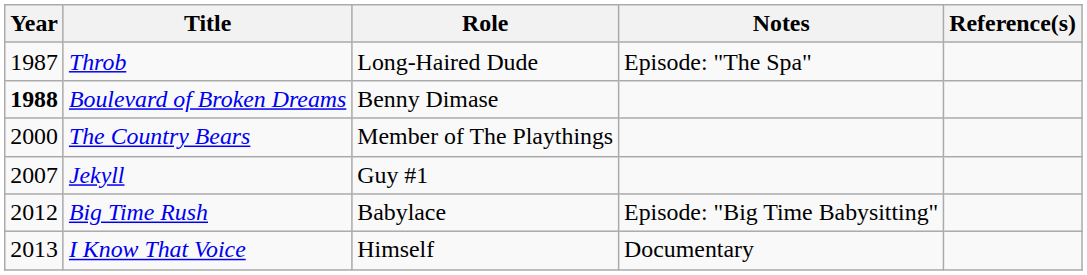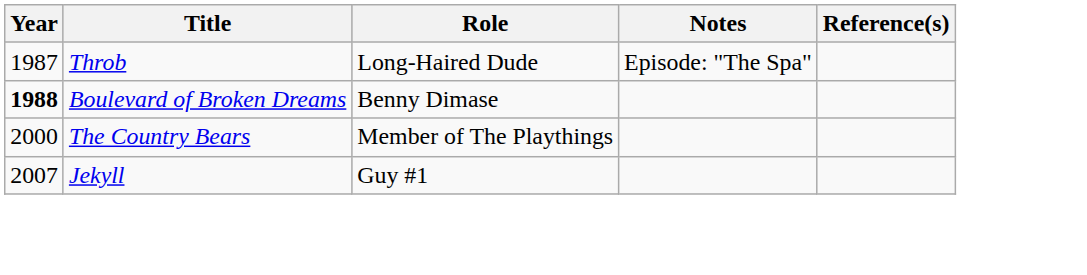- row: (138, 212)
- row: (157, 250)
